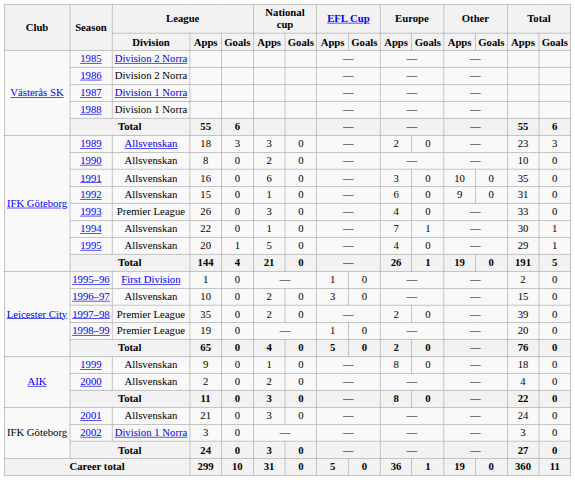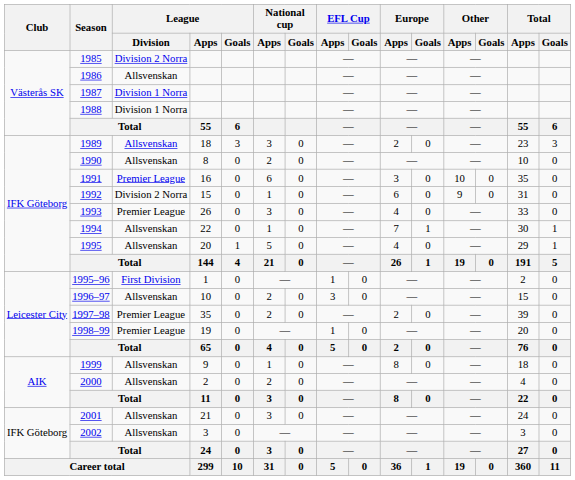(151, 76) Division 2 Norra -> (151, 76) Allsvenskan
(151, 178) Allsvenskan -> (151, 178) Premier League
(151, 195) Allsvenskan -> (151, 195) Division 2 Norra
(151, 433) Division 1 Norra -> (151, 433) Allsvenskan
